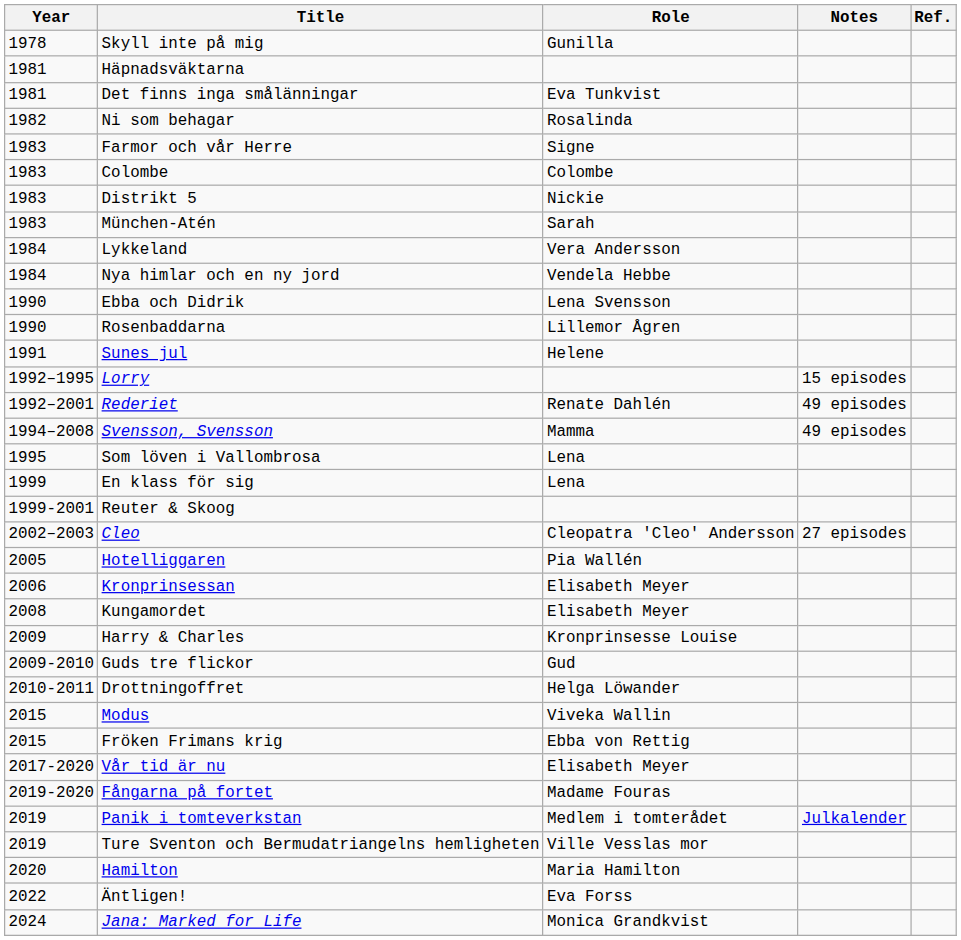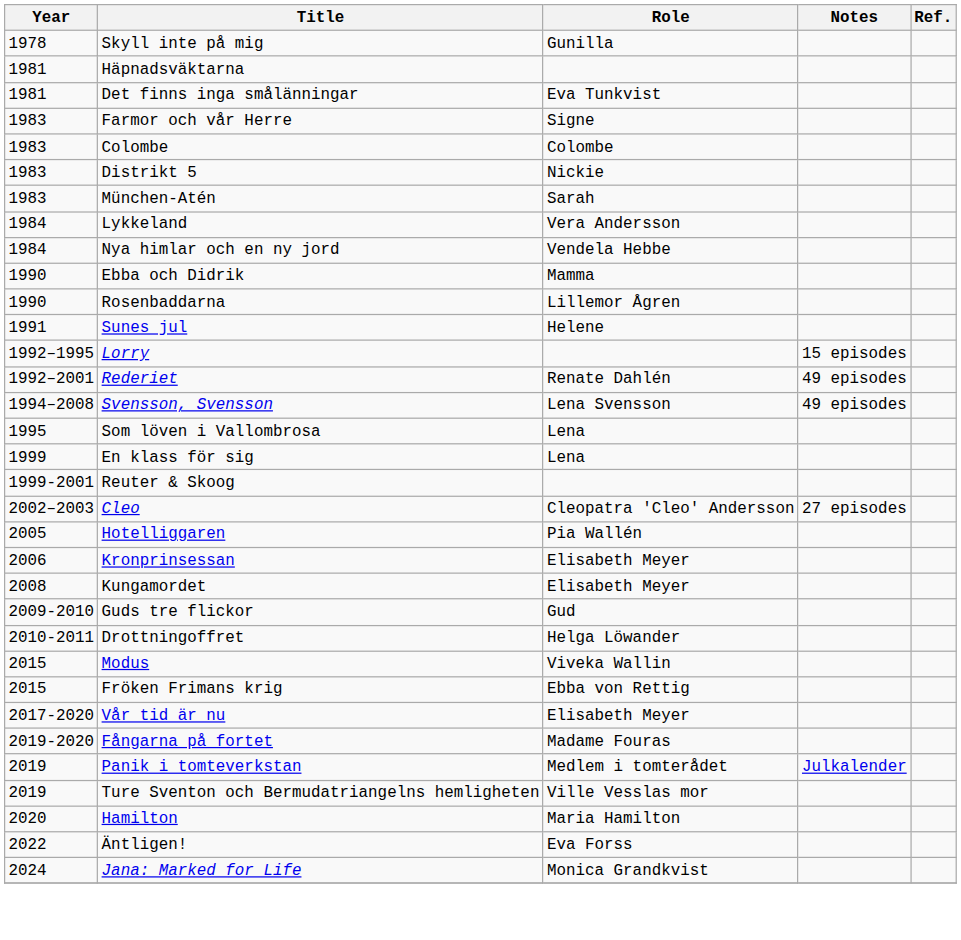- row: (168, 121)
(609, 302) Lena Svensson -> (571, 276) Mamma
(571, 431) Mamma -> (609, 405) Lena Svensson
- row: (173, 638)
